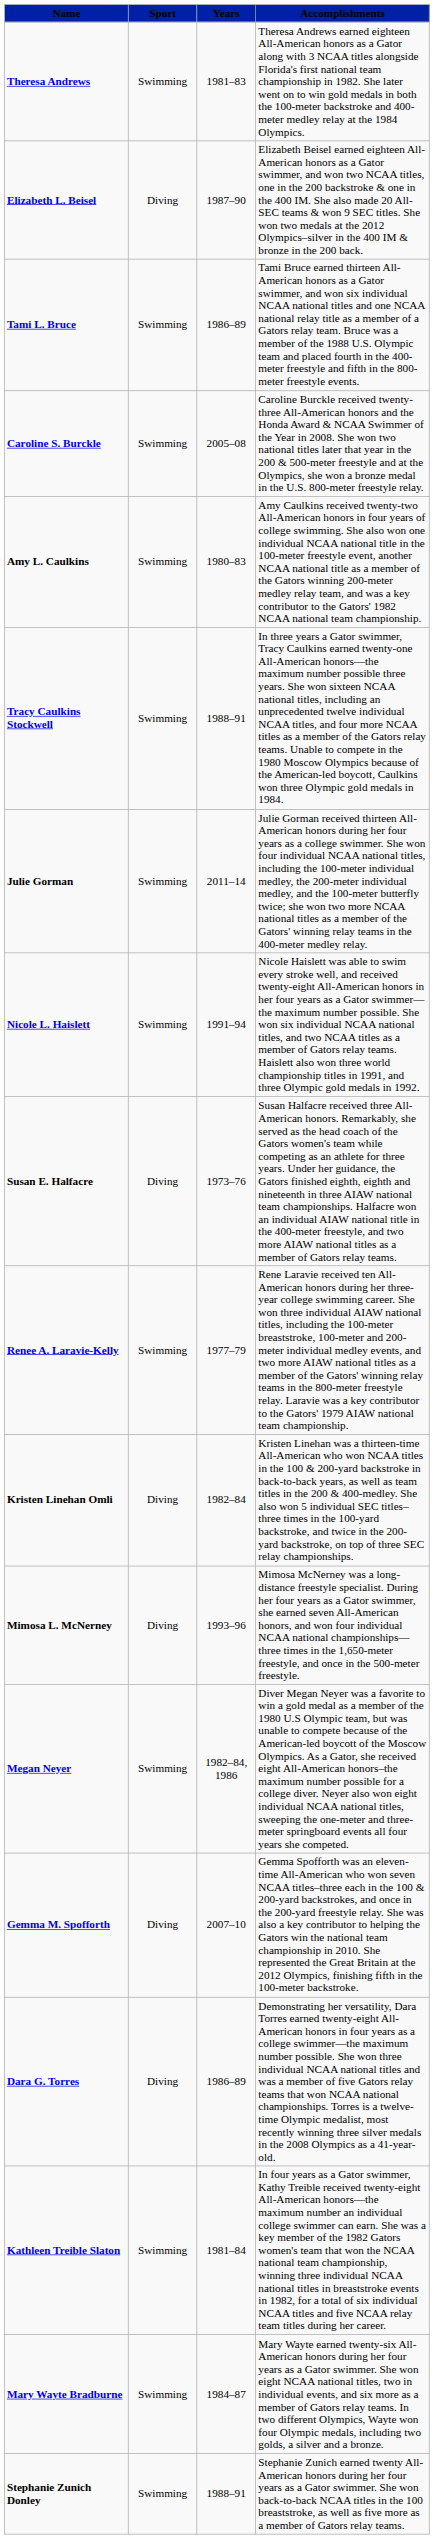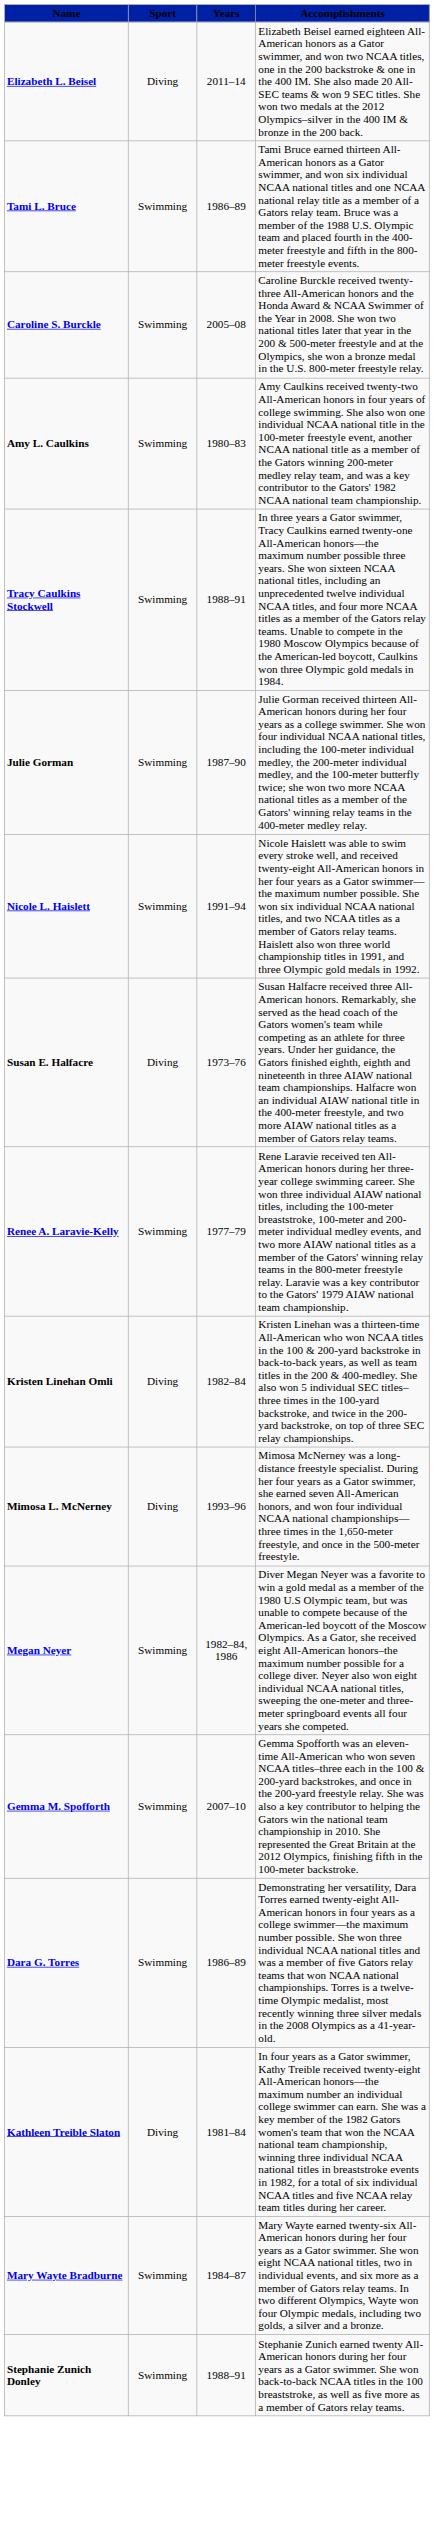- row: (49, 81)
(226, 200) 1987–90 -> (226, 81) 2011–14
(226, 881) 2011–14 -> (226, 762) 1987–90
(163, 1925) Diving -> (163, 1806) Swimming
(163, 2081) Diving -> (163, 1963) Swimming
(163, 2250) Swimming -> (163, 2132) Diving
